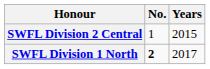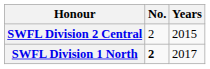(151, 34) 1 -> (151, 34) 2
